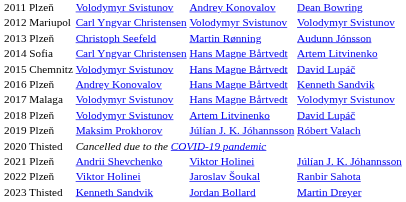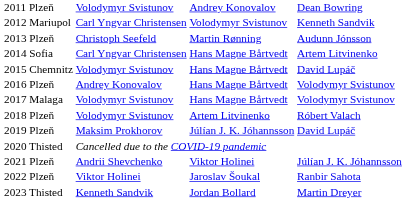(346, 22) Volodymyr Svistunov -> (336, 22) Kenneth Sandvik
(336, 84) Kenneth Sandvik -> (346, 84) Volodymyr Svistunov
(326, 115) David Lupáč -> (329, 115) Róbert Valach
(329, 130) Róbert Valach -> (326, 130) David Lupáč
